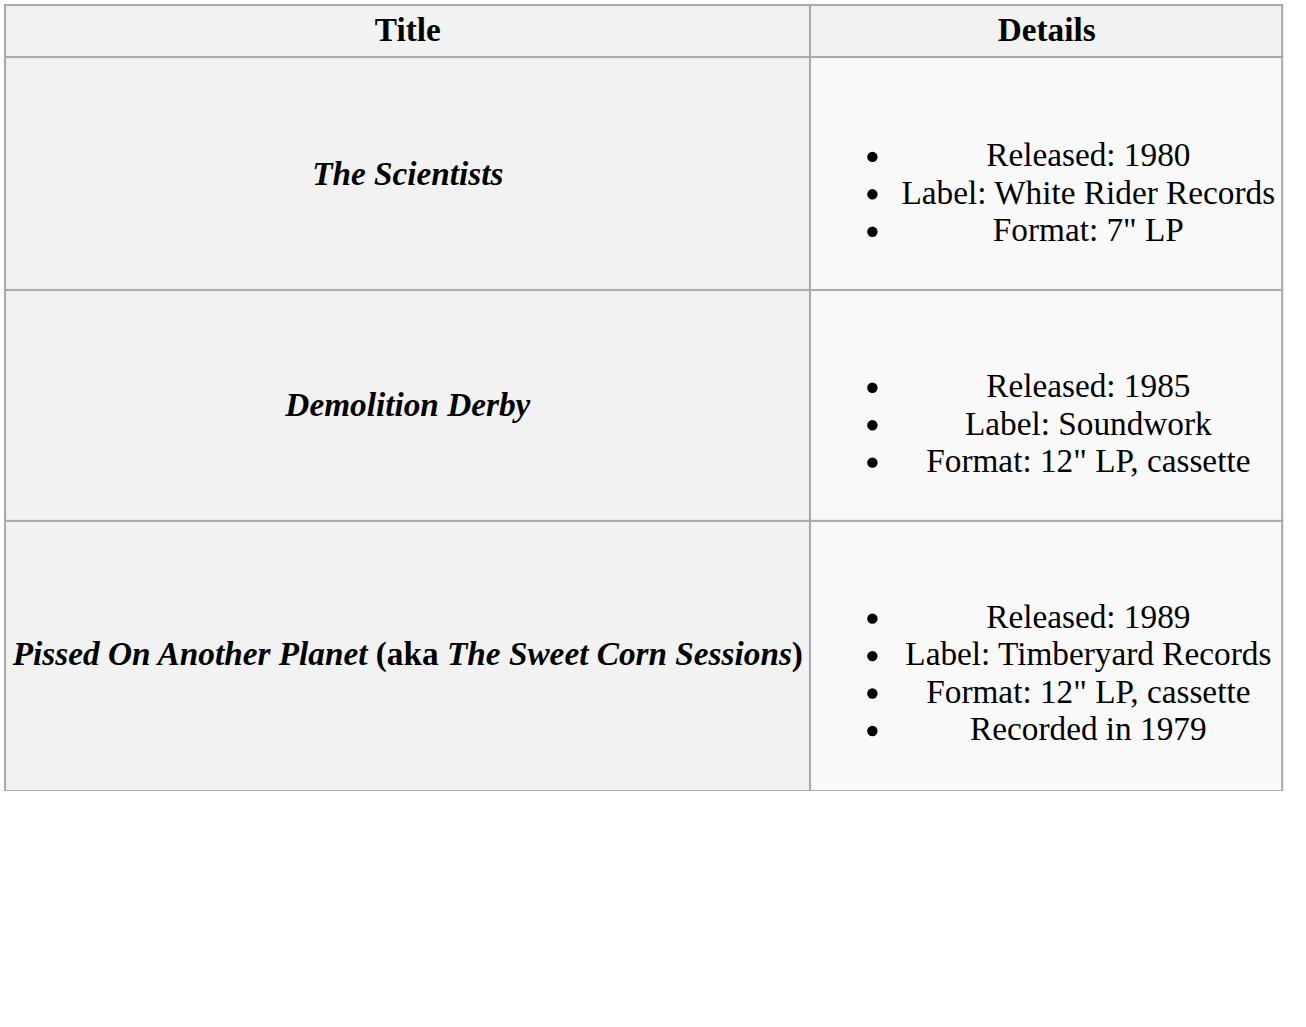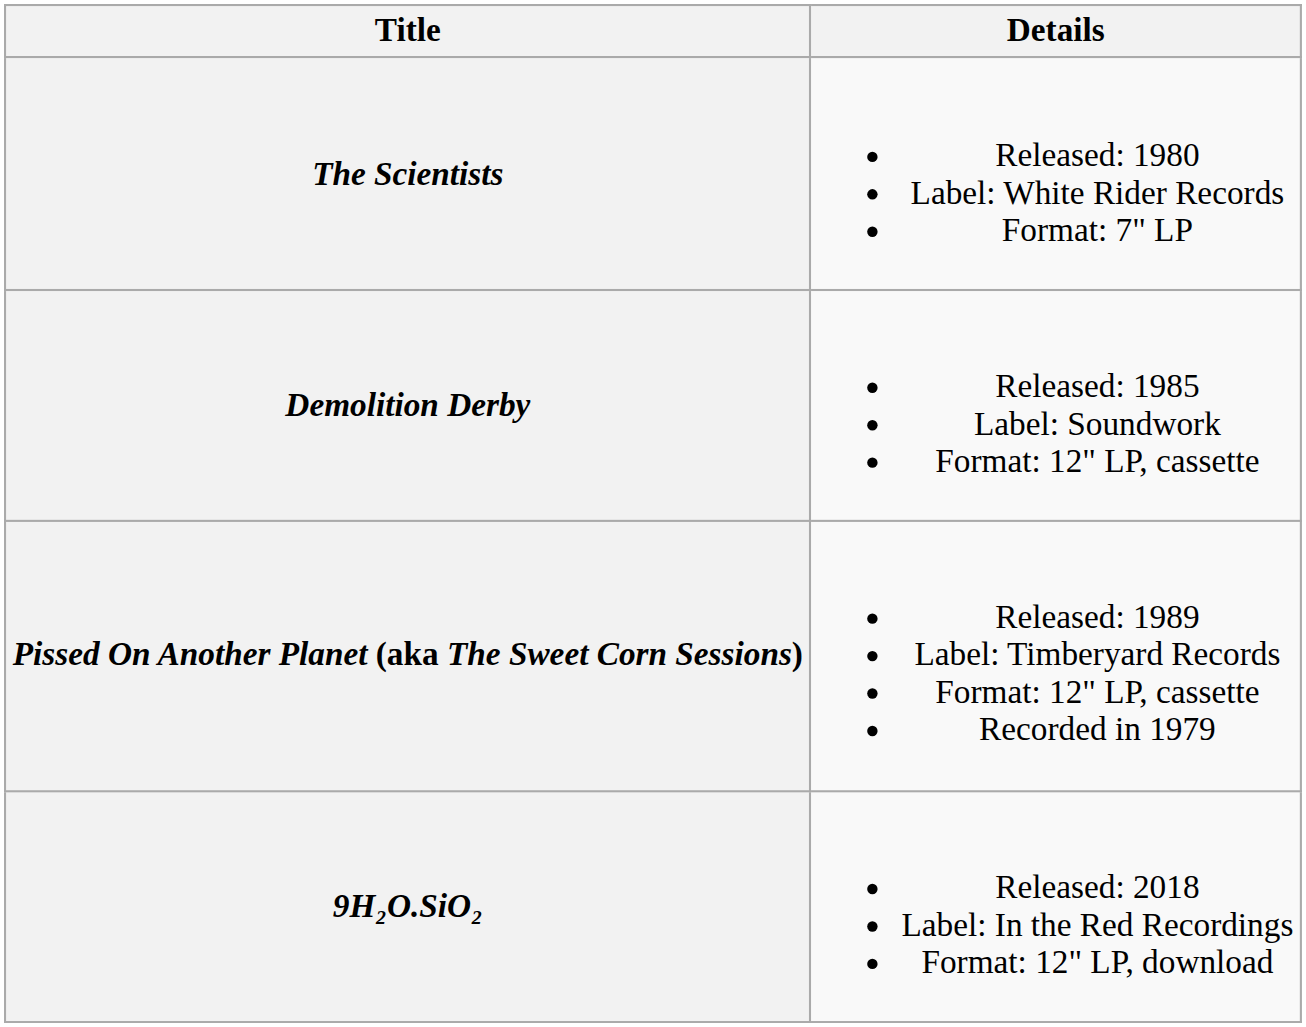+ row: (408, 905)
